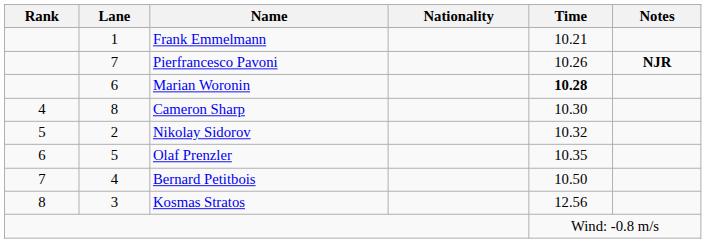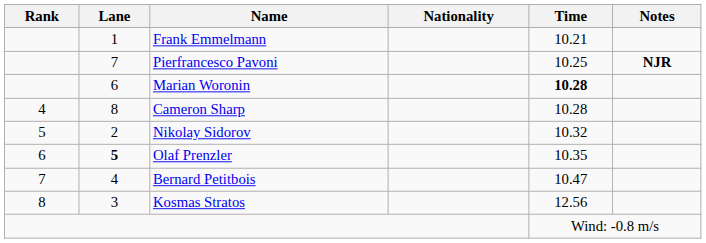(571, 62) 10.26 -> (571, 62) 10.25
(571, 109) 10.30 -> (571, 109) 10.28
(114, 156) normal -> (114, 156) bold
(571, 179) 10.50 -> (571, 179) 10.47
